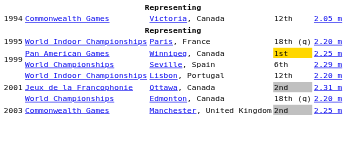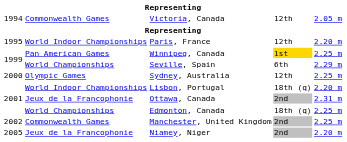(293, 42) 18th (q) -> (283, 42) 12th
+ row: (189, 76)
(283, 76) 12th -> (293, 87) 18th (q)
(328, 99) 2.20 m -> (328, 110) 2.25 m
(13, 110) 2003 -> (13, 121) 2002
+ row: (180, 133)
